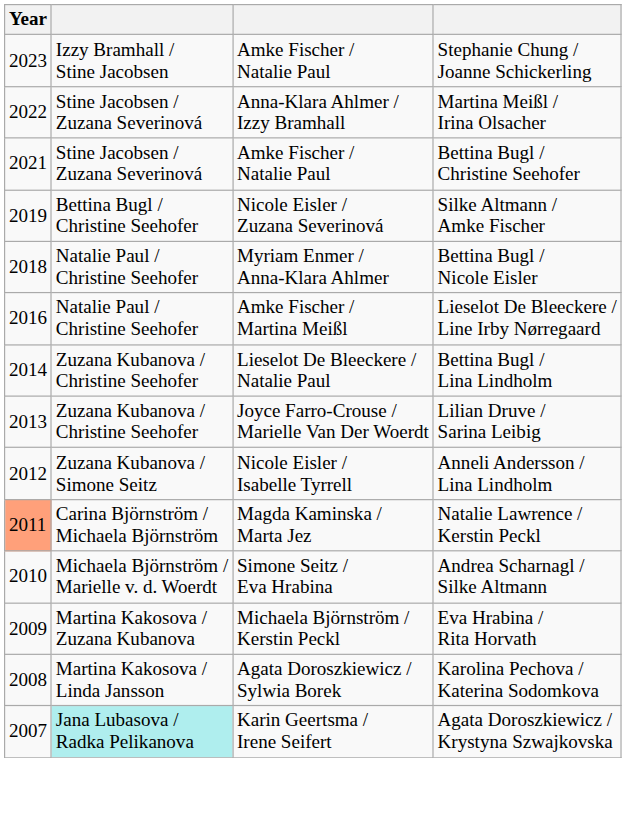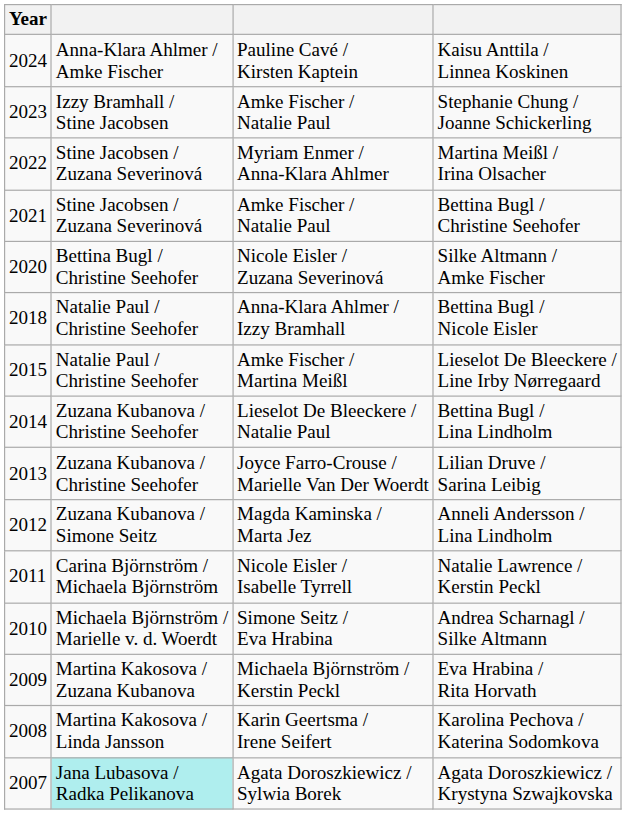+ row: (503, 60)
(318, 112) Anna-Klara Ahlmer / Izzy Bramhall -> (313, 163) Myriam Enmer / Anna-Klara Ahlmer
(28, 215) 2019 -> (28, 266) 2020
(313, 266) Myriam Enmer / Anna-Klara Ahlmer -> (318, 318) Anna-Klara Ahlmer / Izzy Bramhall
(28, 318) 2016 -> (28, 370) 2015
(295, 473) Nicole Eisler / Isabelle Tyrrell -> (309, 525) Magda Kaminska / Marta Jez
(28, 525) lightsalmon background -> (28, 576) no background
(309, 525) Magda Kaminska / Marta Jez -> (295, 576) Nicole Eisler / Isabelle Tyrrell
(324, 679) Agata Doroszkiewicz / Sylwia Borek -> (303, 731) Karin Geertsma / Irene Seifert
(303, 731) Karin Geertsma / Irene Seifert -> (324, 783) Agata Doroszkiewicz / Sylwia Borek
